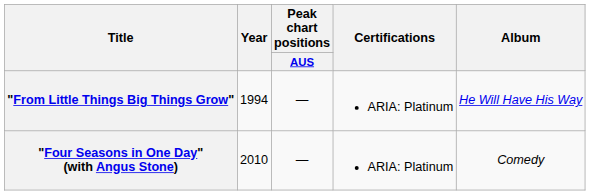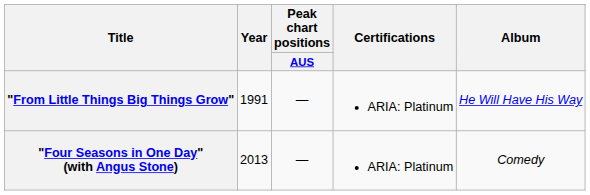(254, 100) 1994 -> (254, 100) 1991
(254, 160) 2010 -> (254, 160) 2013
